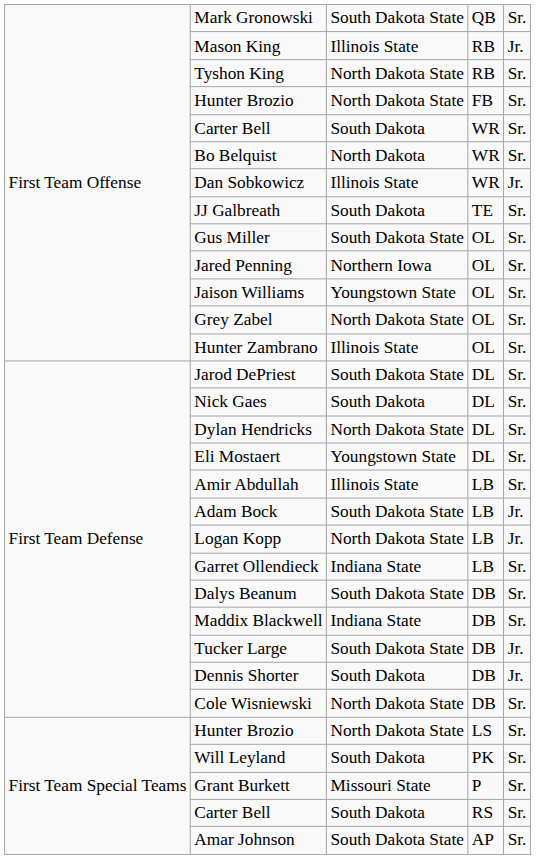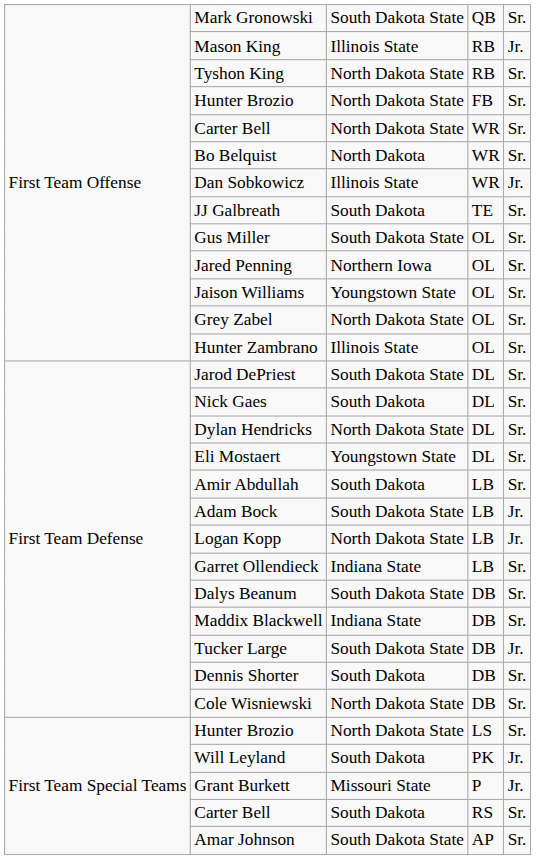(378, 127) South Dakota -> (397, 127) North Dakota State
(374, 484) Illinois State -> (378, 484) South Dakota
(516, 675) Jr. -> (517, 675) Sr.
(517, 758) Sr. -> (516, 758) Jr.
(517, 785) Sr. -> (516, 785) Jr.
